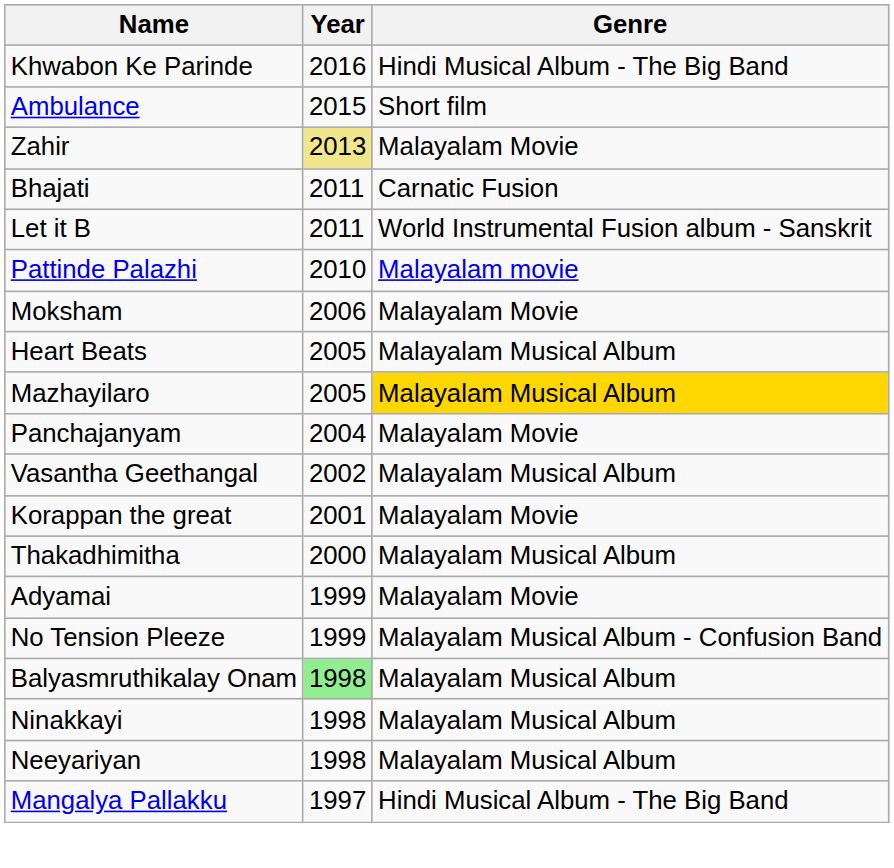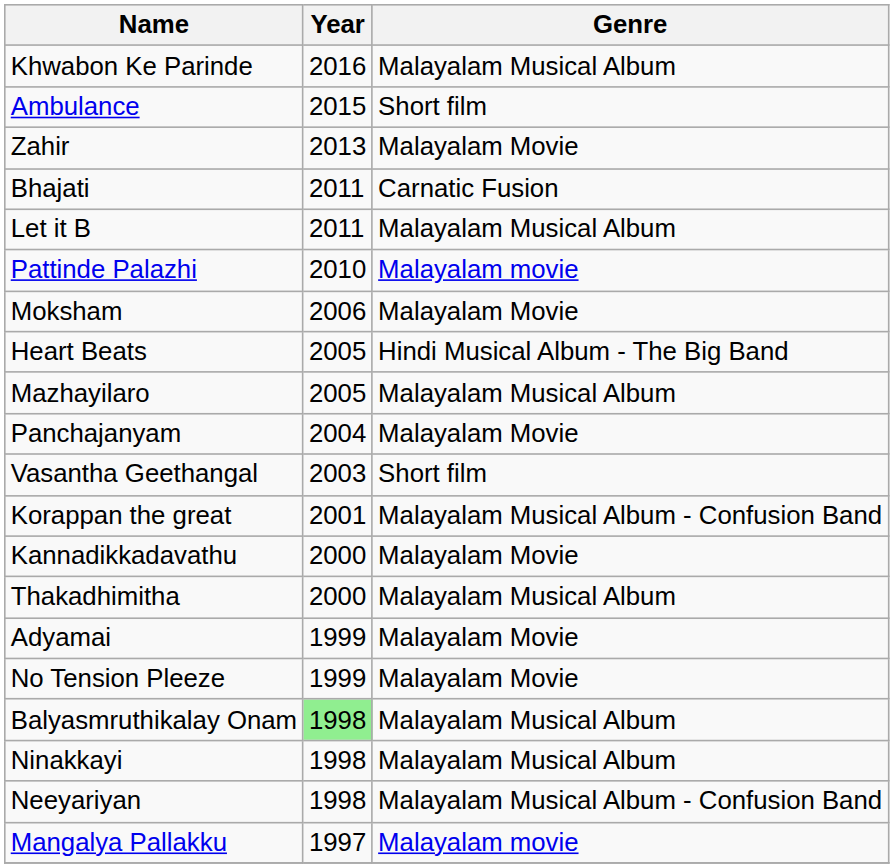(583, 65) Hindi Musical Album - The Big Band -> (527, 65) Malayalam Musical Album
(338, 147) khaki background -> (338, 147) no background
(625, 229) World Instrumental Fusion album - Sanskrit -> (527, 229) Malayalam Musical Album
(527, 351) Malayalam Musical Album -> (583, 351) Hindi Musical Album - The Big Band
(527, 392) gold background -> (527, 392) no background
(338, 474) 2002 -> (338, 474) 2003
(527, 474) Malayalam Musical Album -> (433, 474) Short film
(478, 515) Malayalam Movie -> (630, 515) Malayalam Musical Album - Confusion Band
+ row: (124, 556)
(630, 637) Malayalam Musical Album - Confusion Band -> (478, 678) Malayalam Movie
(527, 760) Malayalam Musical Album -> (630, 801) Malayalam Musical Album - Confusion Band
(583, 801) Hindi Musical Album - The Big Band -> (478, 842) Malayalam movie
